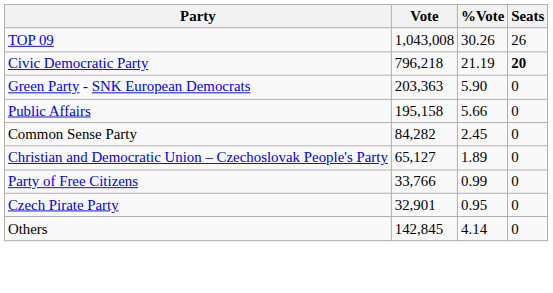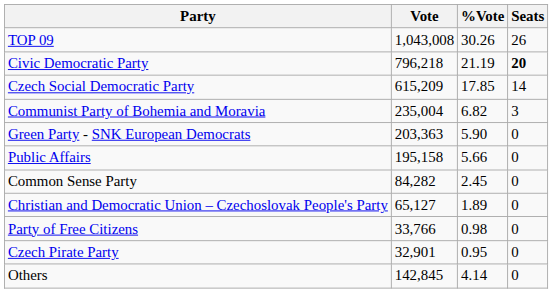+ row: (101, 87)
+ row: (137, 110)
(474, 181) 0.99 -> (474, 228) 0.98
